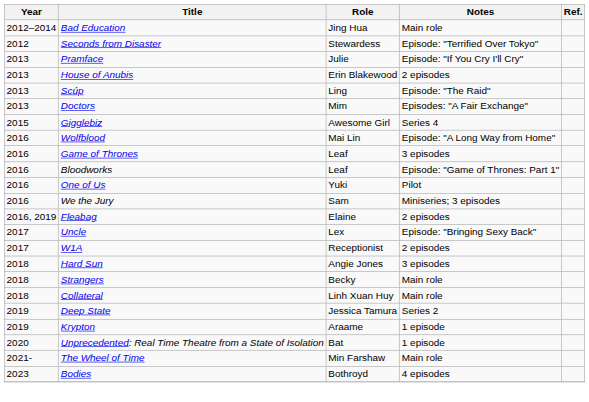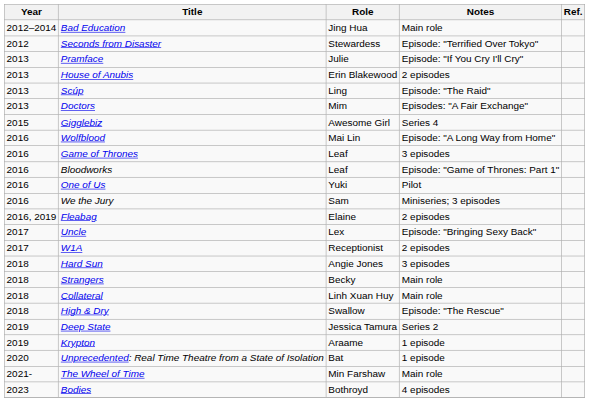+ row: (85, 311)
